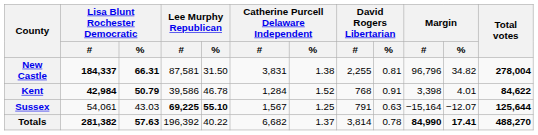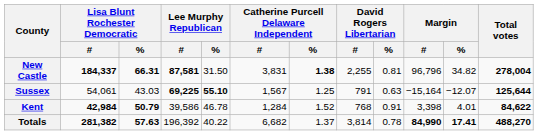(184, 70) normal -> (184, 70) bold
(325, 70) normal -> (325, 70) bold
rows swapped: (32, 91) <-> (32, 107)
